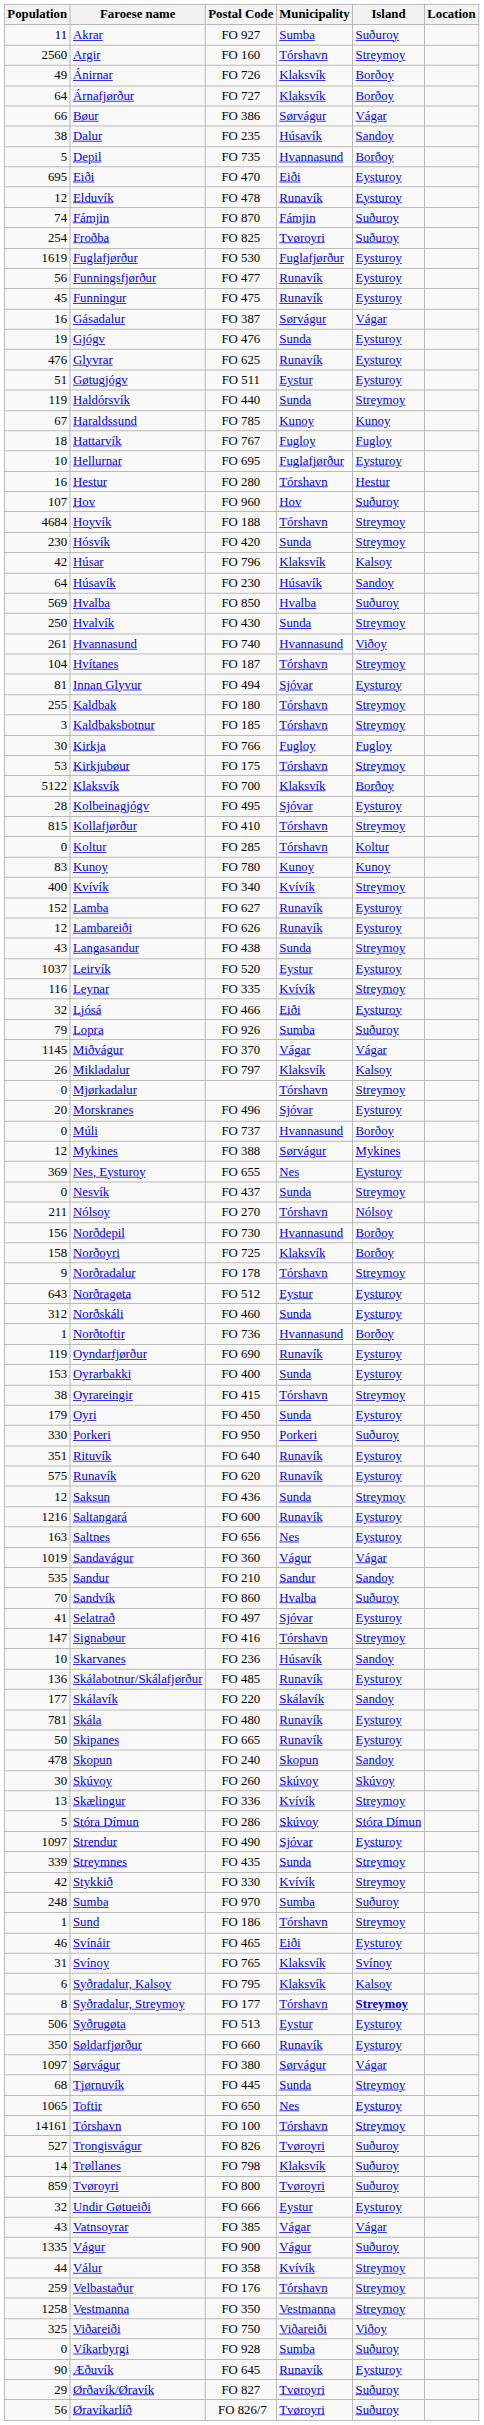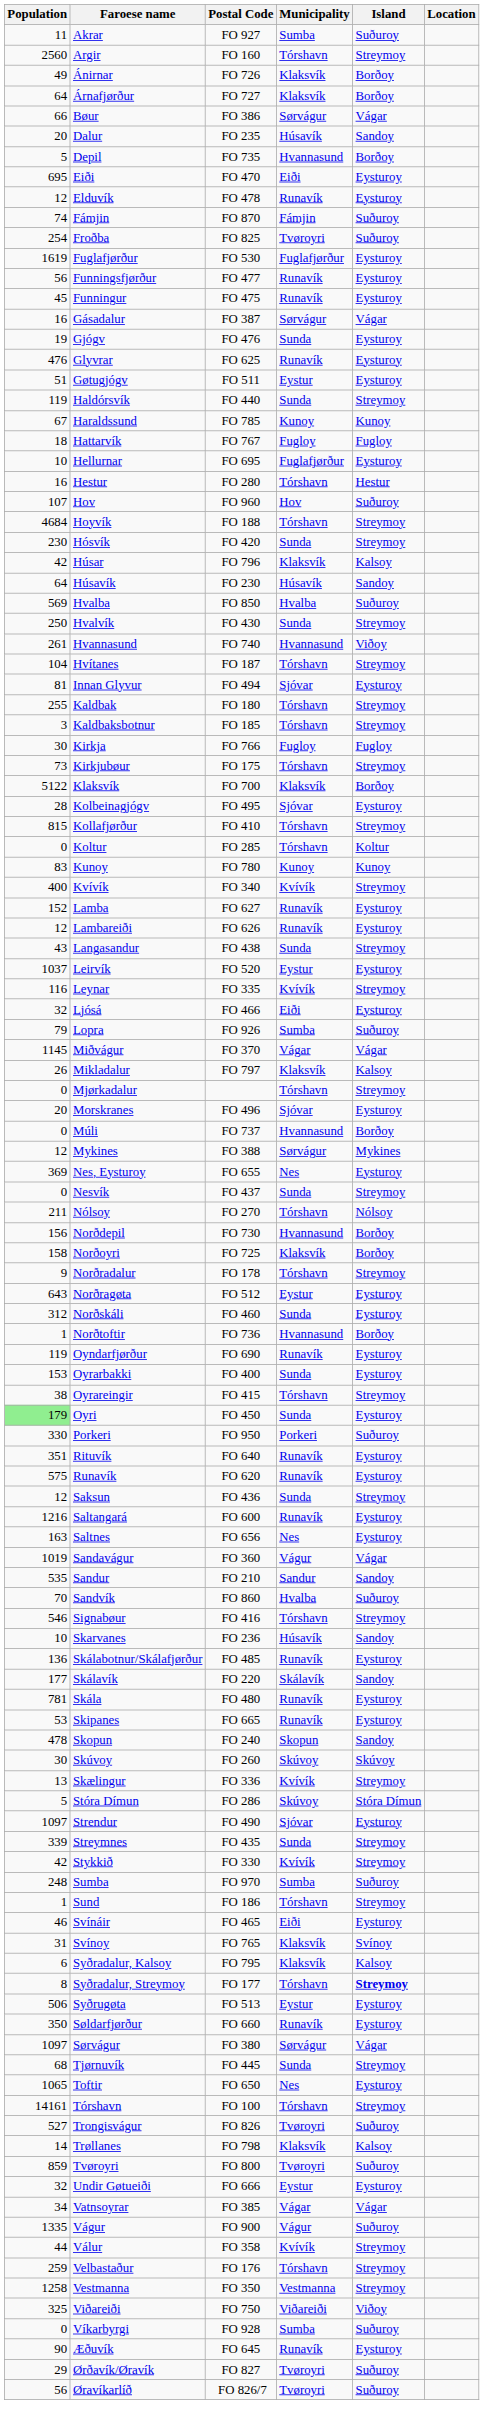(61, 136) 38 -> (61, 136) 20
(61, 765) 53 -> (61, 765) 73
(58, 1415) no background -> (58, 1415) lightgreen background
- row: (94, 1618)
(58, 1638) 147 -> (58, 1618) 546
(61, 1740) 50 -> (61, 1719) 53
(377, 2166) Suðuroy -> (374, 2146) Kalsoy
(61, 2227) 43 -> (61, 2207) 34
